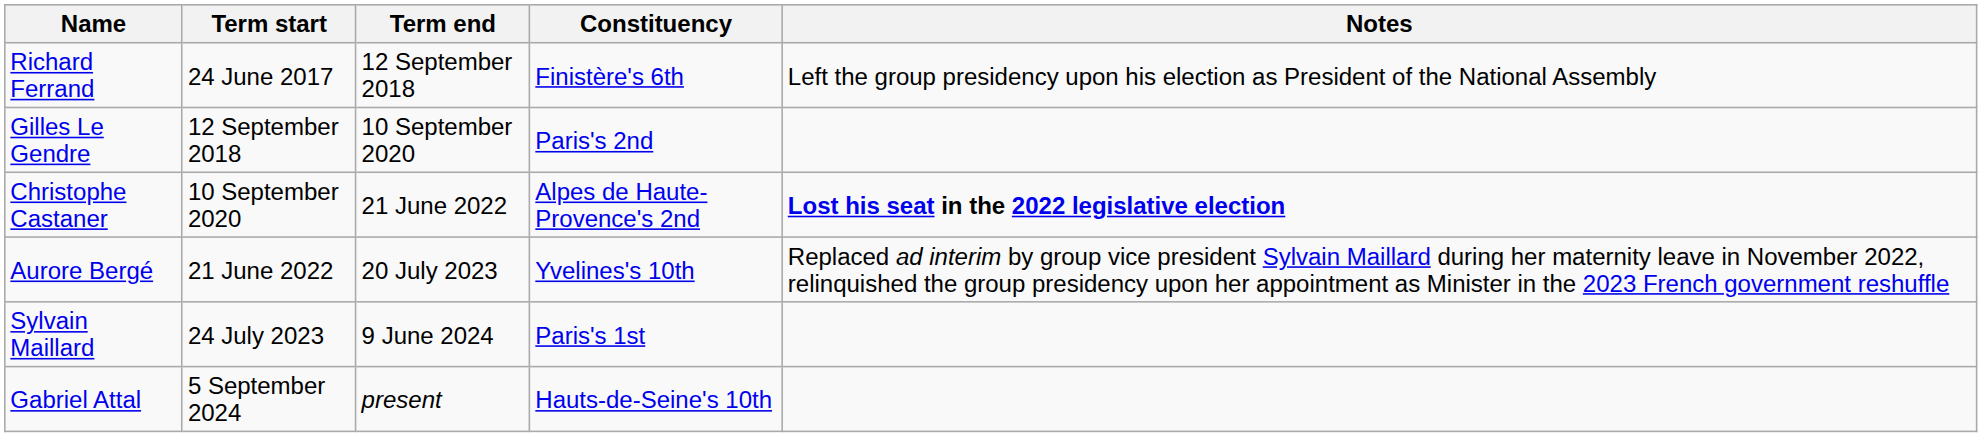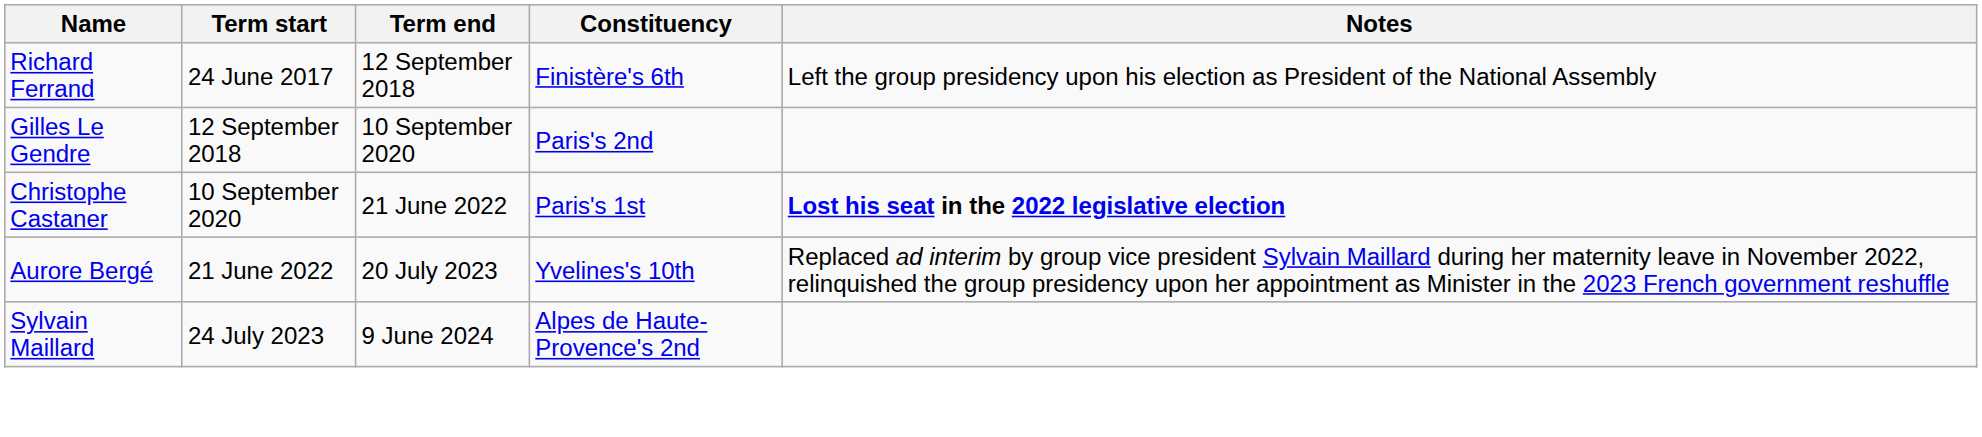(621, 205) Alpes de Haute-Provence's 2nd -> (590, 205) Paris's 1st
(590, 335) Paris's 1st -> (621, 335) Alpes de Haute-Provence's 2nd
- row: (76, 400)
